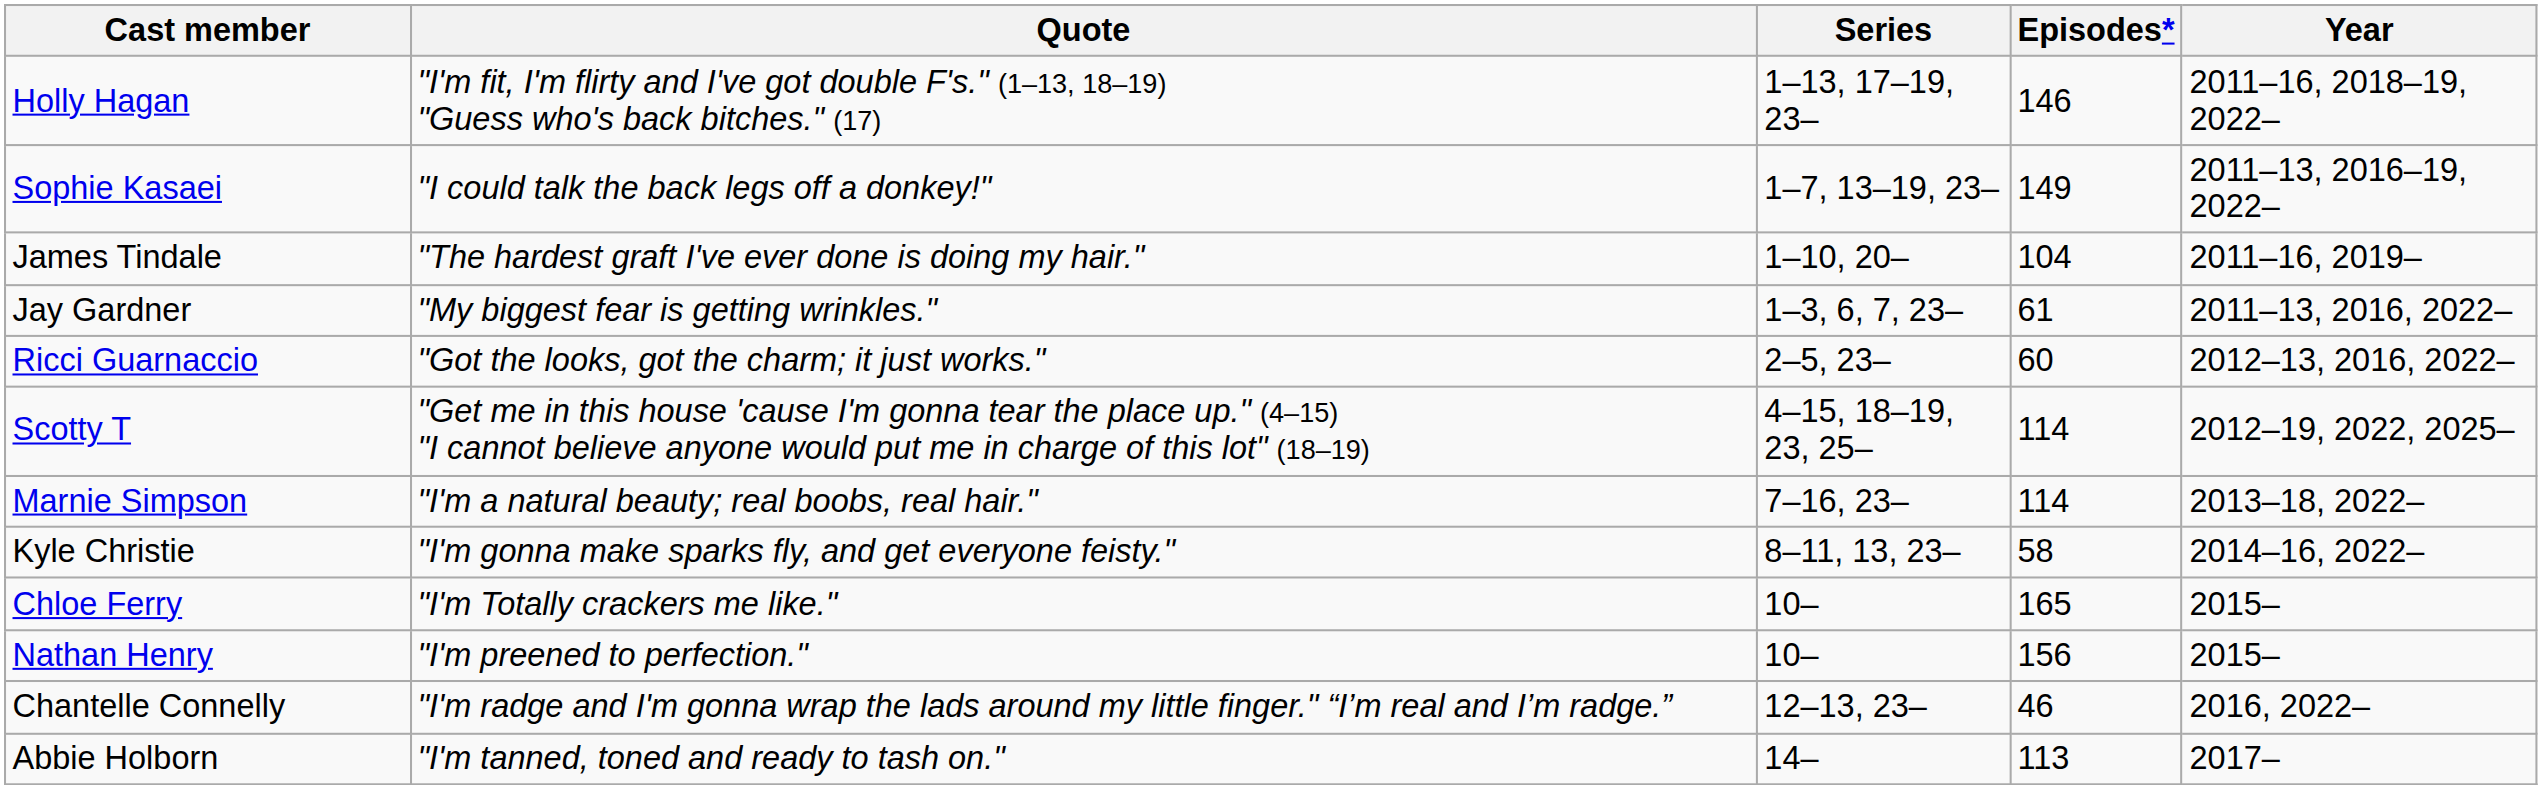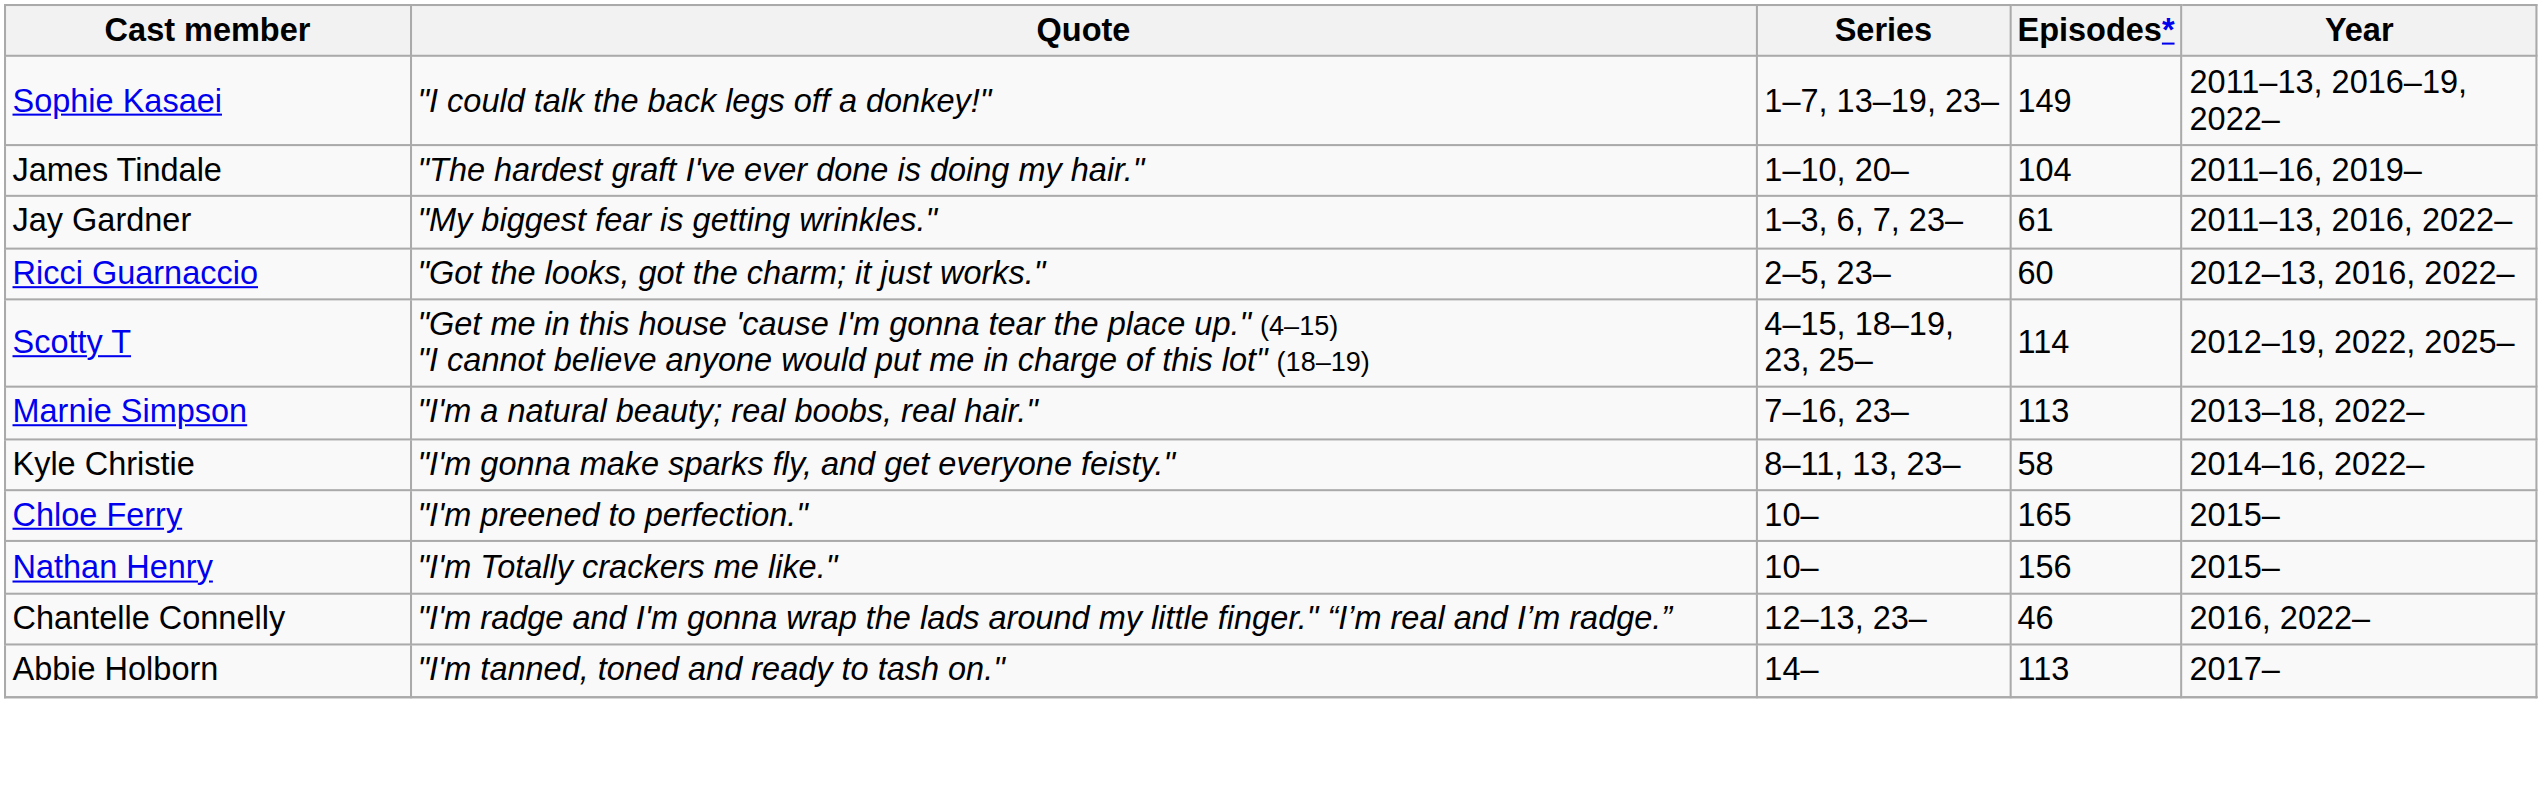- row: (101, 100)
(2043, 500) 114 -> (2043, 412) 113
(627, 603) "I'm Totally crackers me like." -> (613, 515) "I'm preened to perfection."
(613, 654) "I'm preened to perfection." -> (627, 566) "I'm Totally crackers me like."
